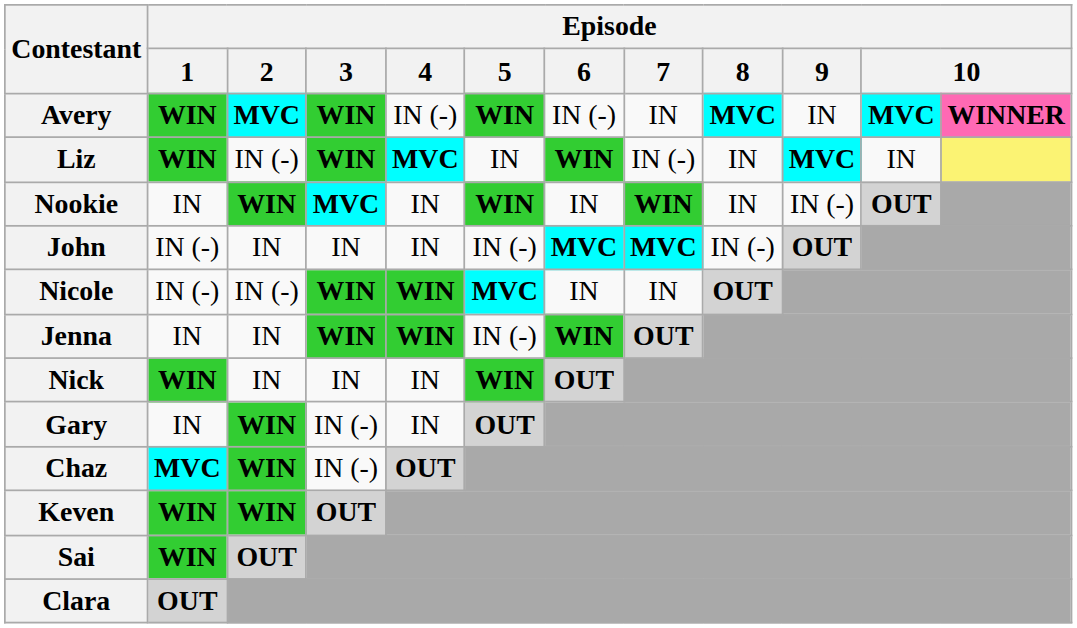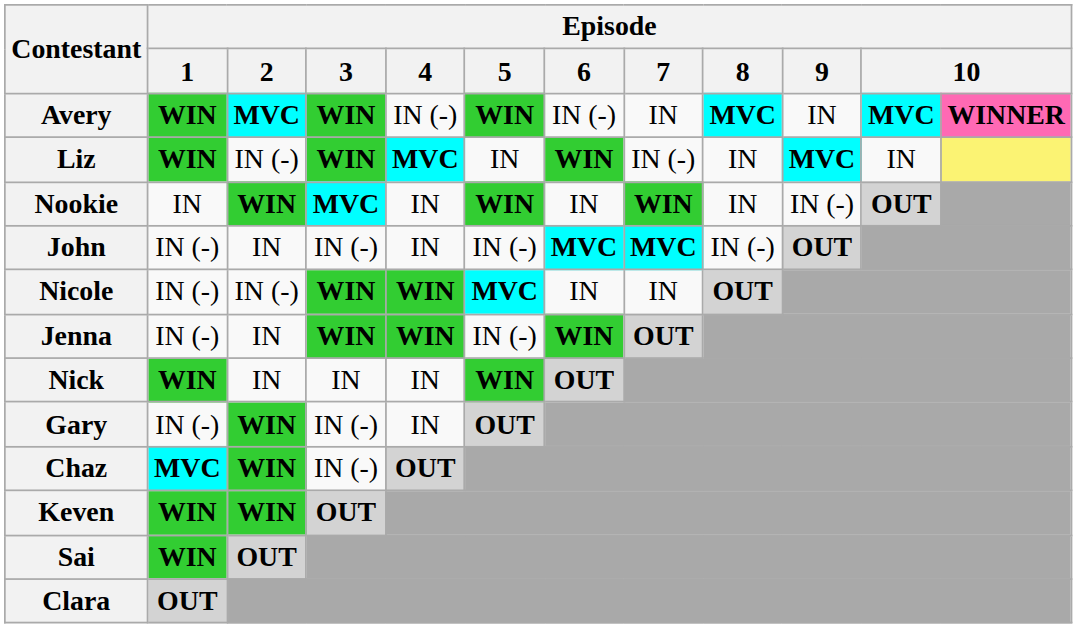(346, 247) IN -> (346, 247) IN (-)
(187, 335) IN -> (187, 335) IN (-)
(187, 423) IN -> (187, 423) IN (-)
